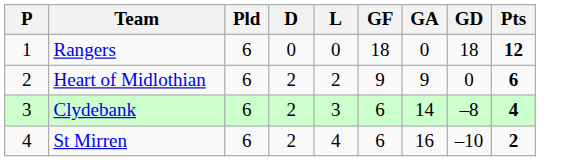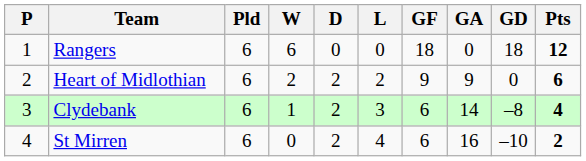+ column: (291, 19)
